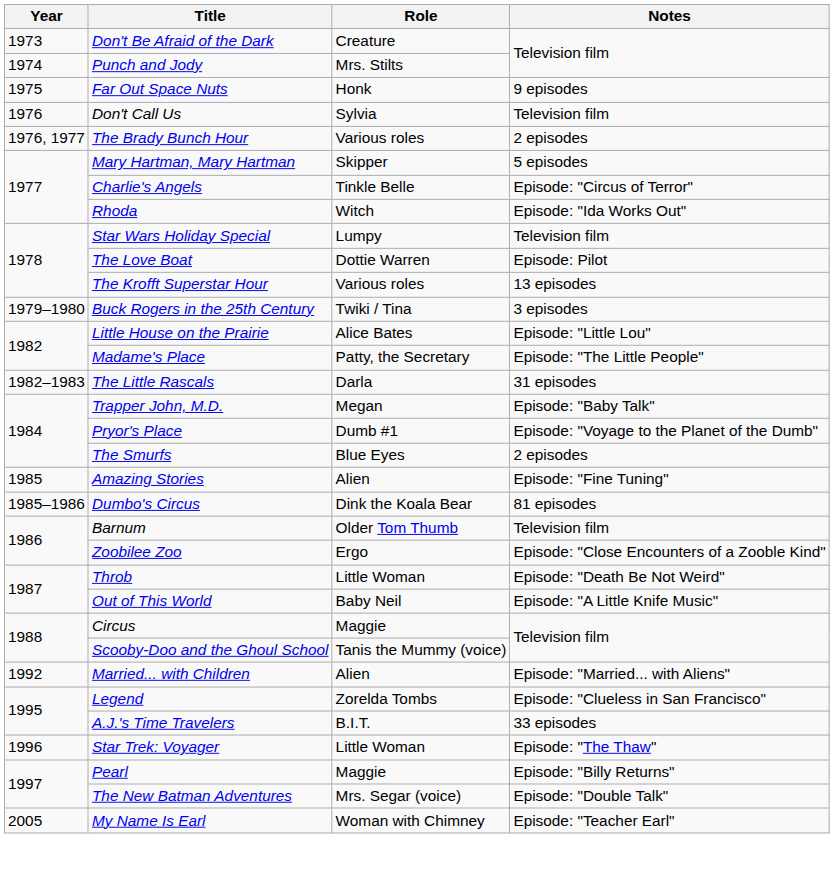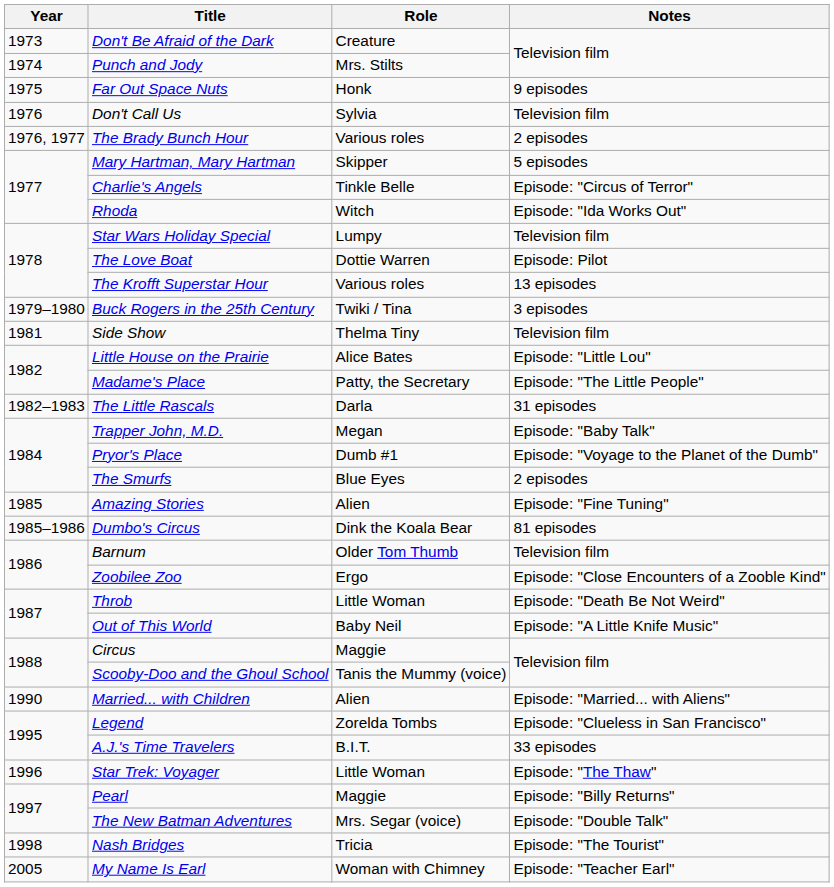+ row: (129, 333)
(25, 674) 1992 -> (25, 698) 1990
+ row: (138, 844)
